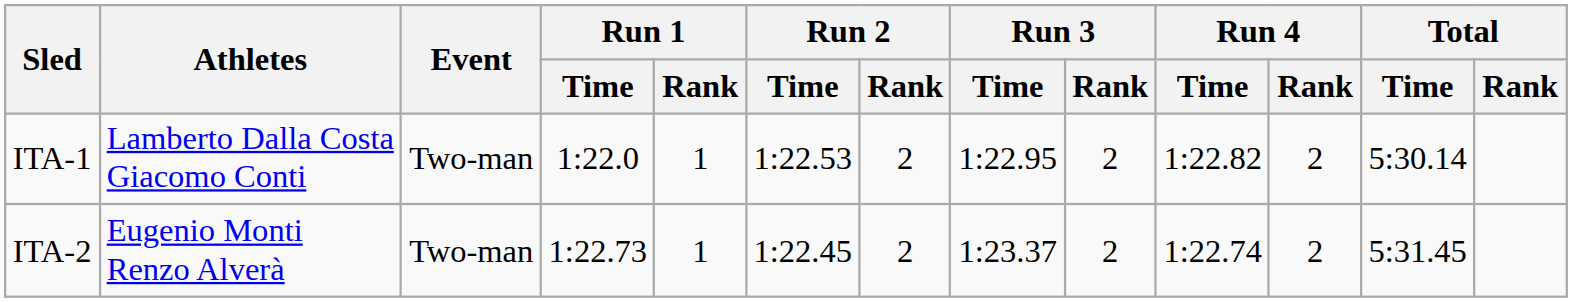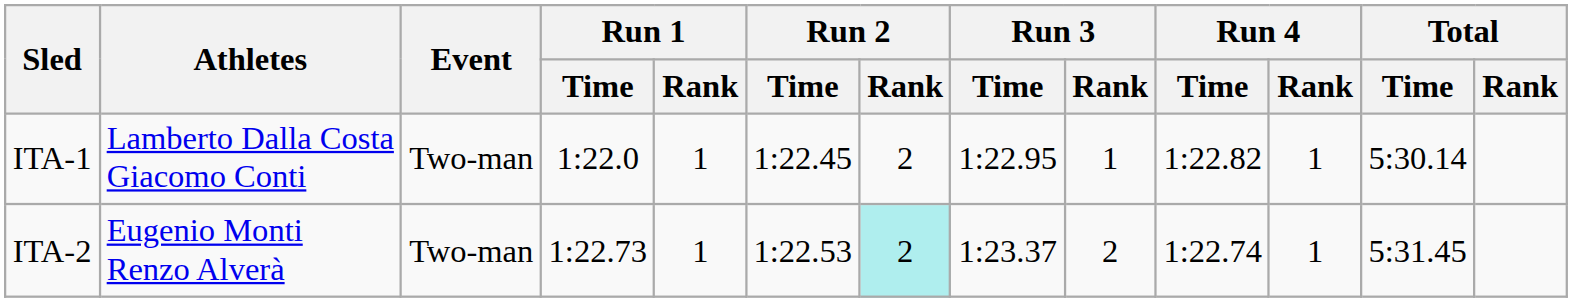(803, 158) 1:22.53 -> (803, 158) 1:22.45
(1110, 158) 2 -> (1110, 158) 1
(1315, 158) 2 -> (1315, 158) 1
(803, 250) 1:22.45 -> (803, 250) 1:22.53
(905, 250) no background -> (905, 250) paleturquoise background
(1315, 250) 2 -> (1315, 250) 1
